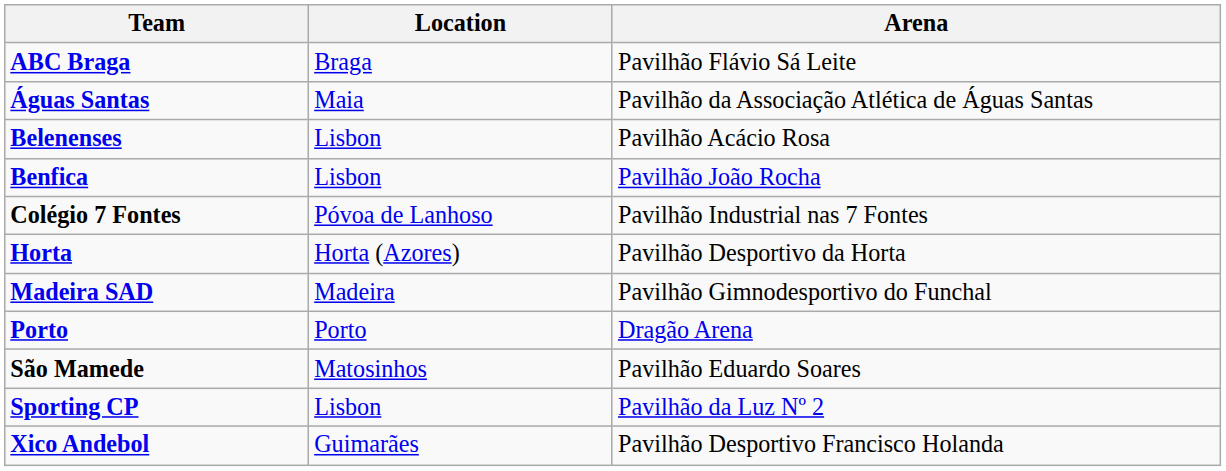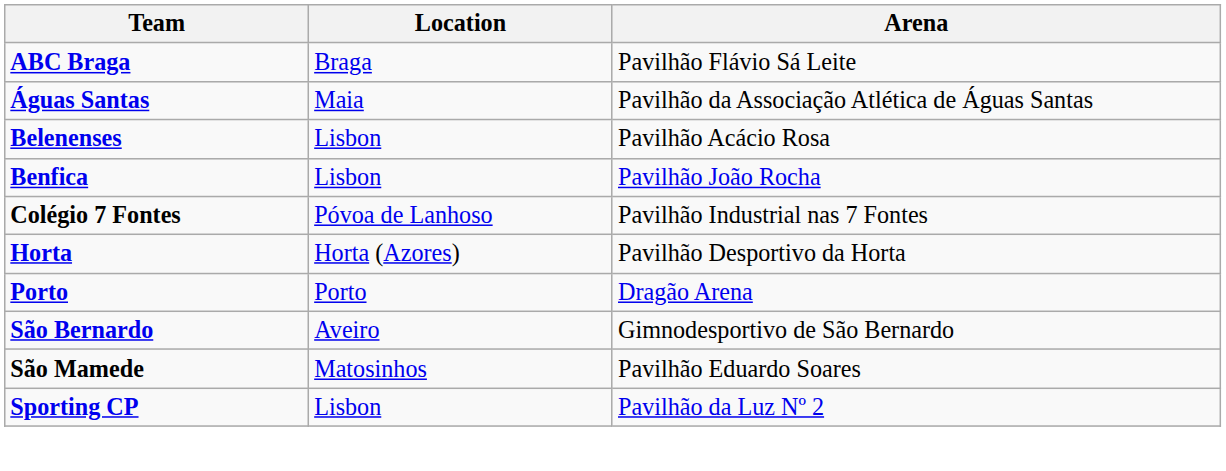- row: (82, 291)
+ row: (82, 330)
- row: (80, 445)
